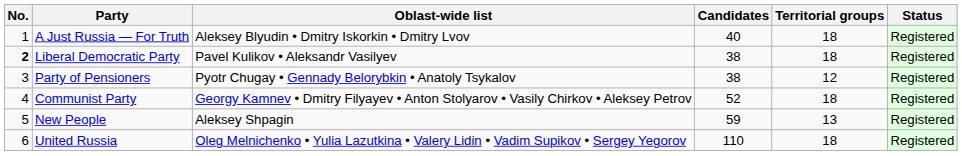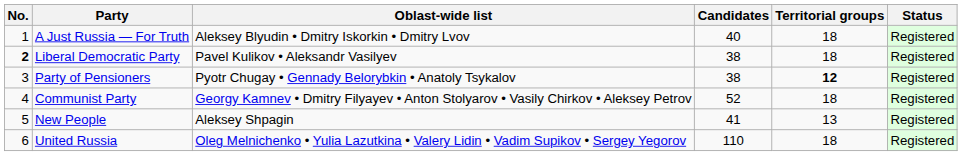(830, 78) normal -> (830, 78) bold
(733, 120) 59 -> (733, 120) 41
